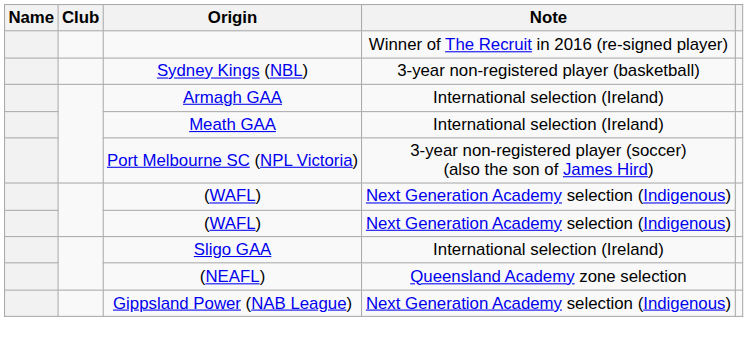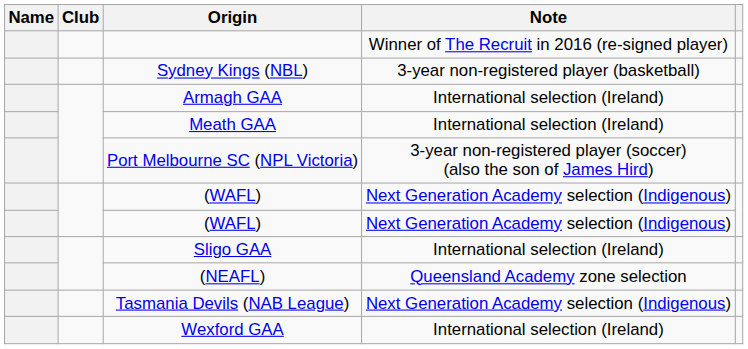- row: (233, 303)
+ row: (233, 303)
+ row: (233, 329)
